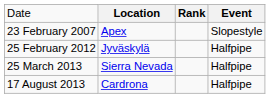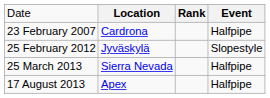(114, 31) Apex -> (124, 31) Cardrona
(237, 31) Slopestyle -> (231, 31) Halfpipe
(231, 49) Halfpipe -> (237, 49) Slopestyle
(124, 85) Cardrona -> (114, 85) Apex
